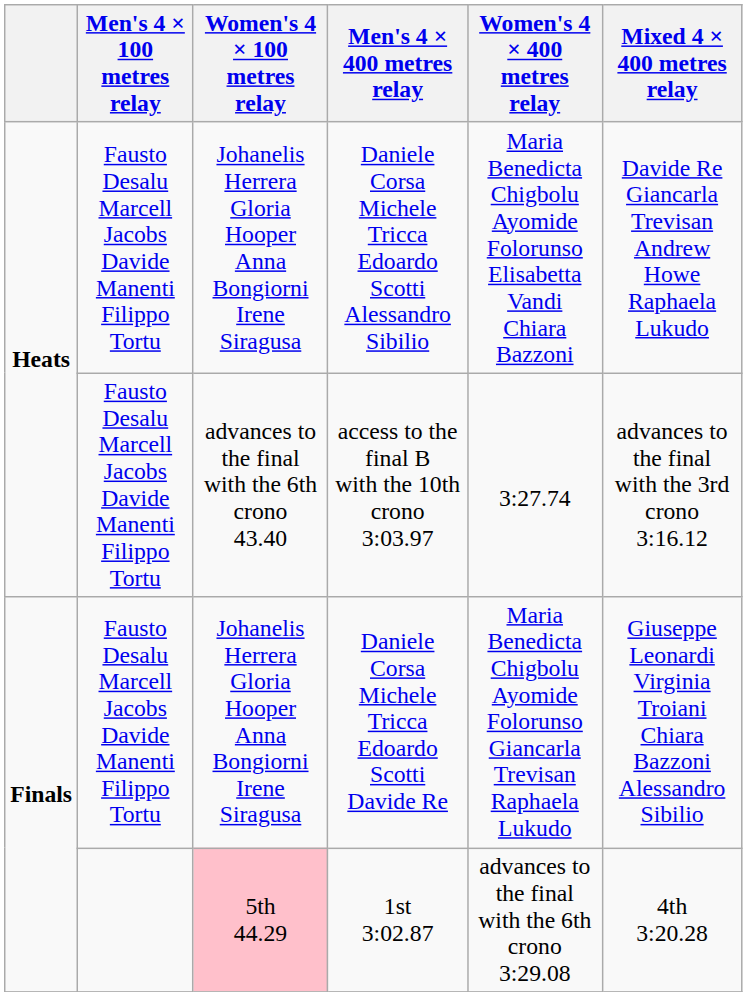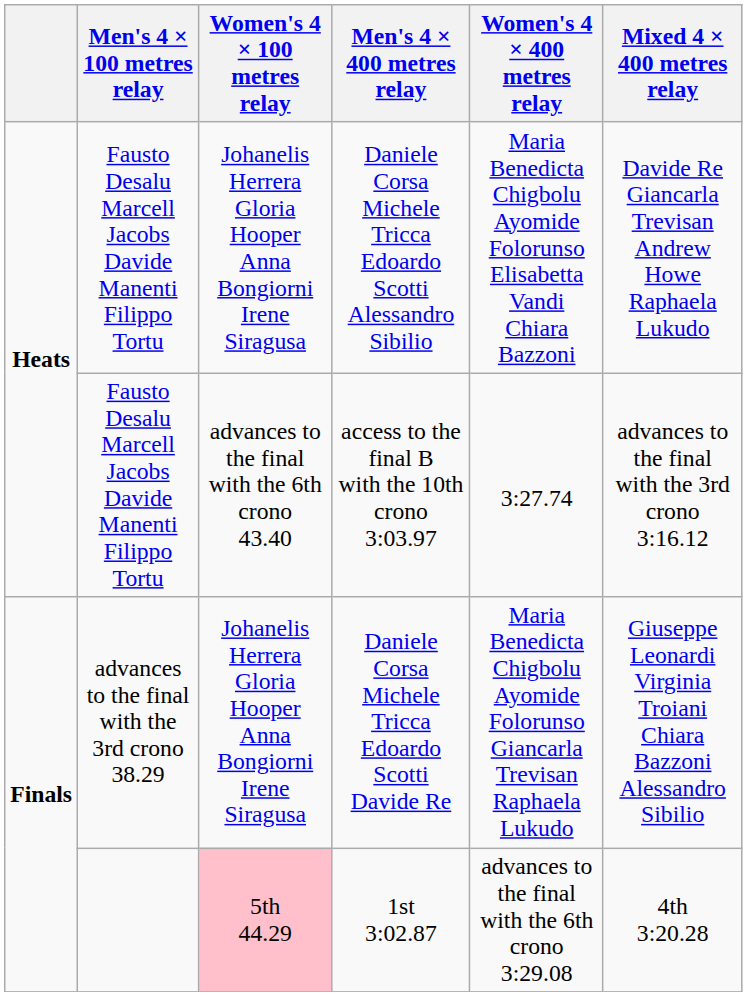(135, 722) Fausto Desalu Marcell Jacobs Davide Manenti Filippo Tortu -> (138, 722) advances to the final with the 3rd crono 38.29
